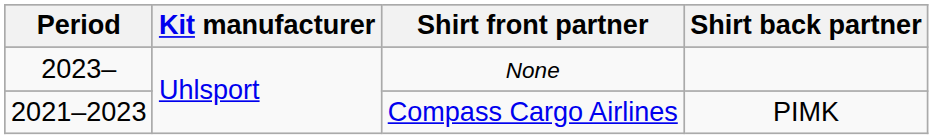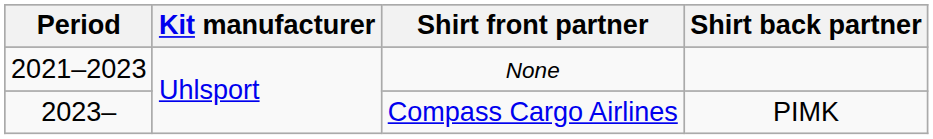(79, 68) 2023– -> (79, 68) 2021–2023
(79, 111) 2021–2023 -> (79, 111) 2023–
